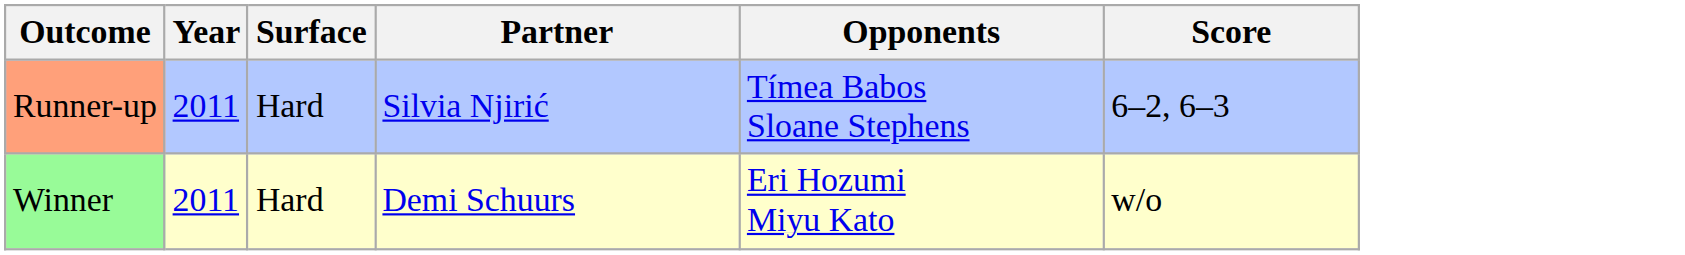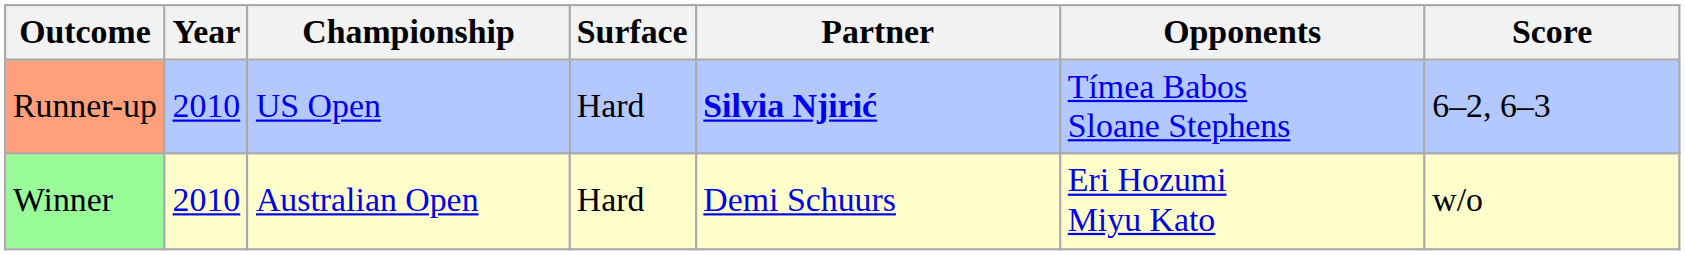+ column: (409, 31)
(206, 105) 2011 -> (206, 105) 2010
(466, 105) normal -> (790, 105) bold
(206, 200) 2011 -> (206, 200) 2010
